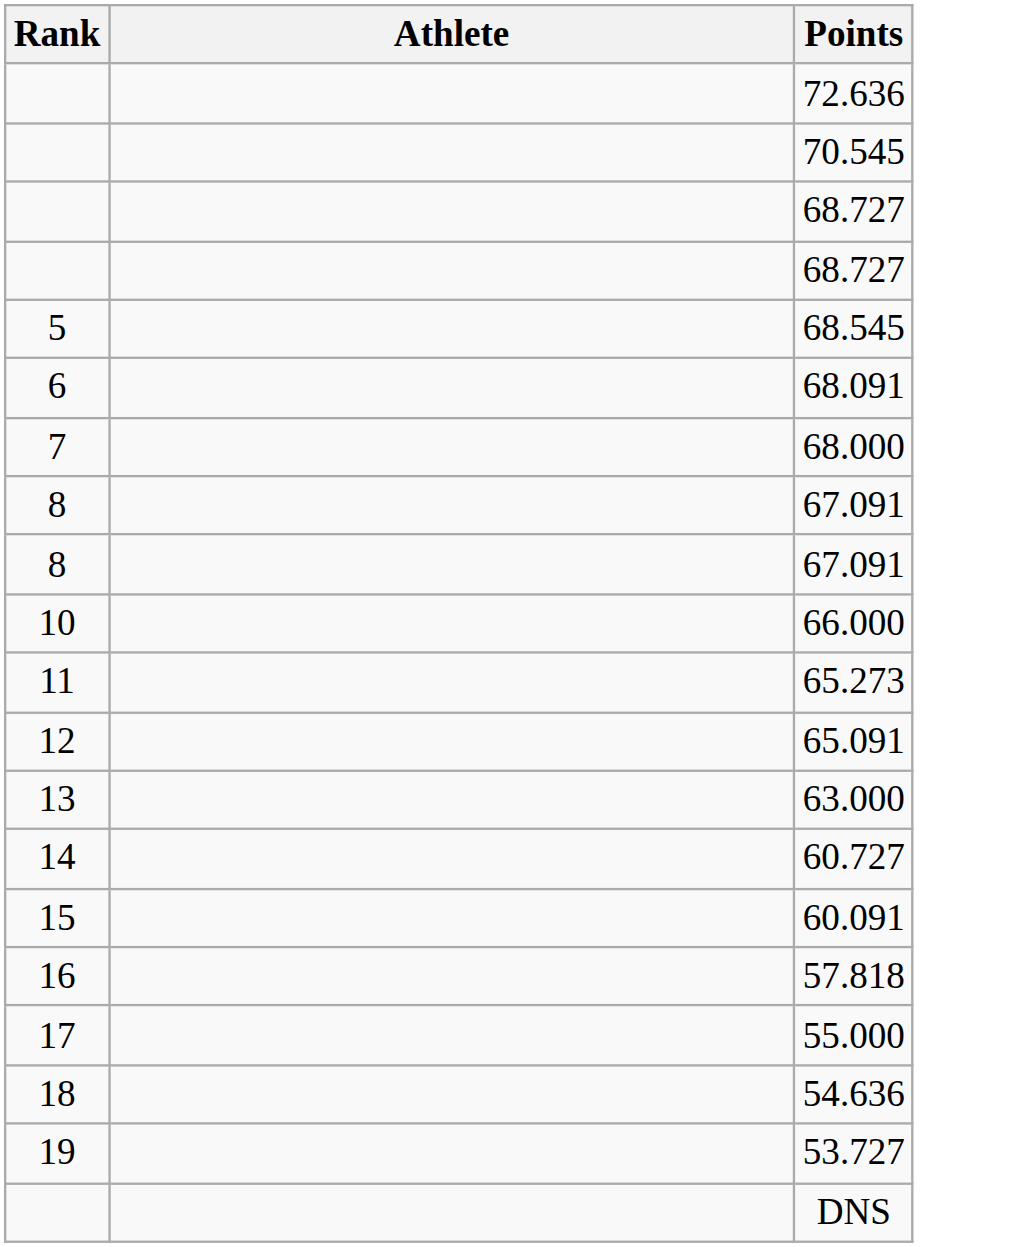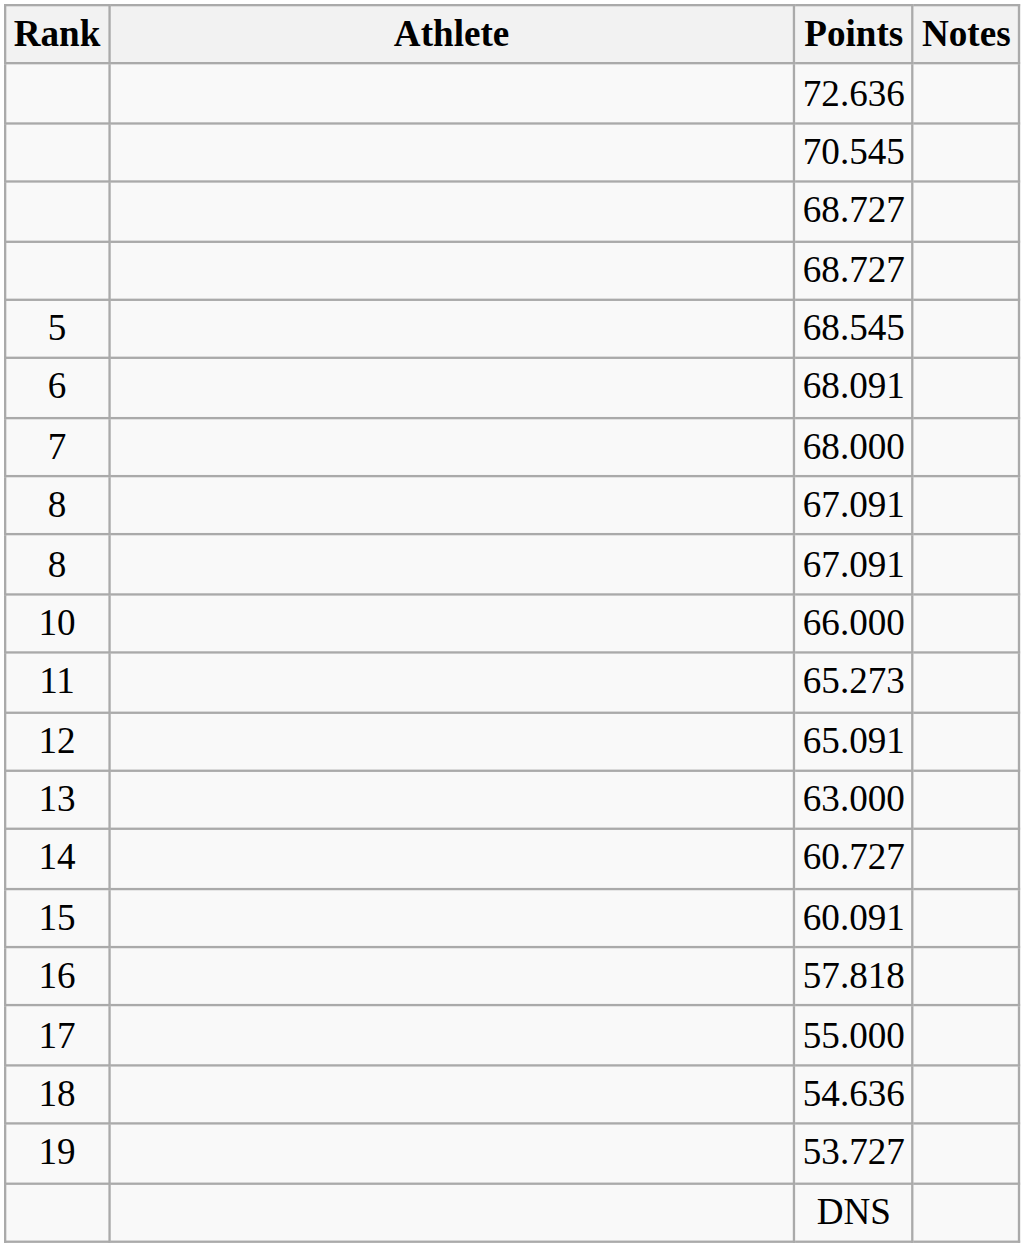+ column: (966, 33)
